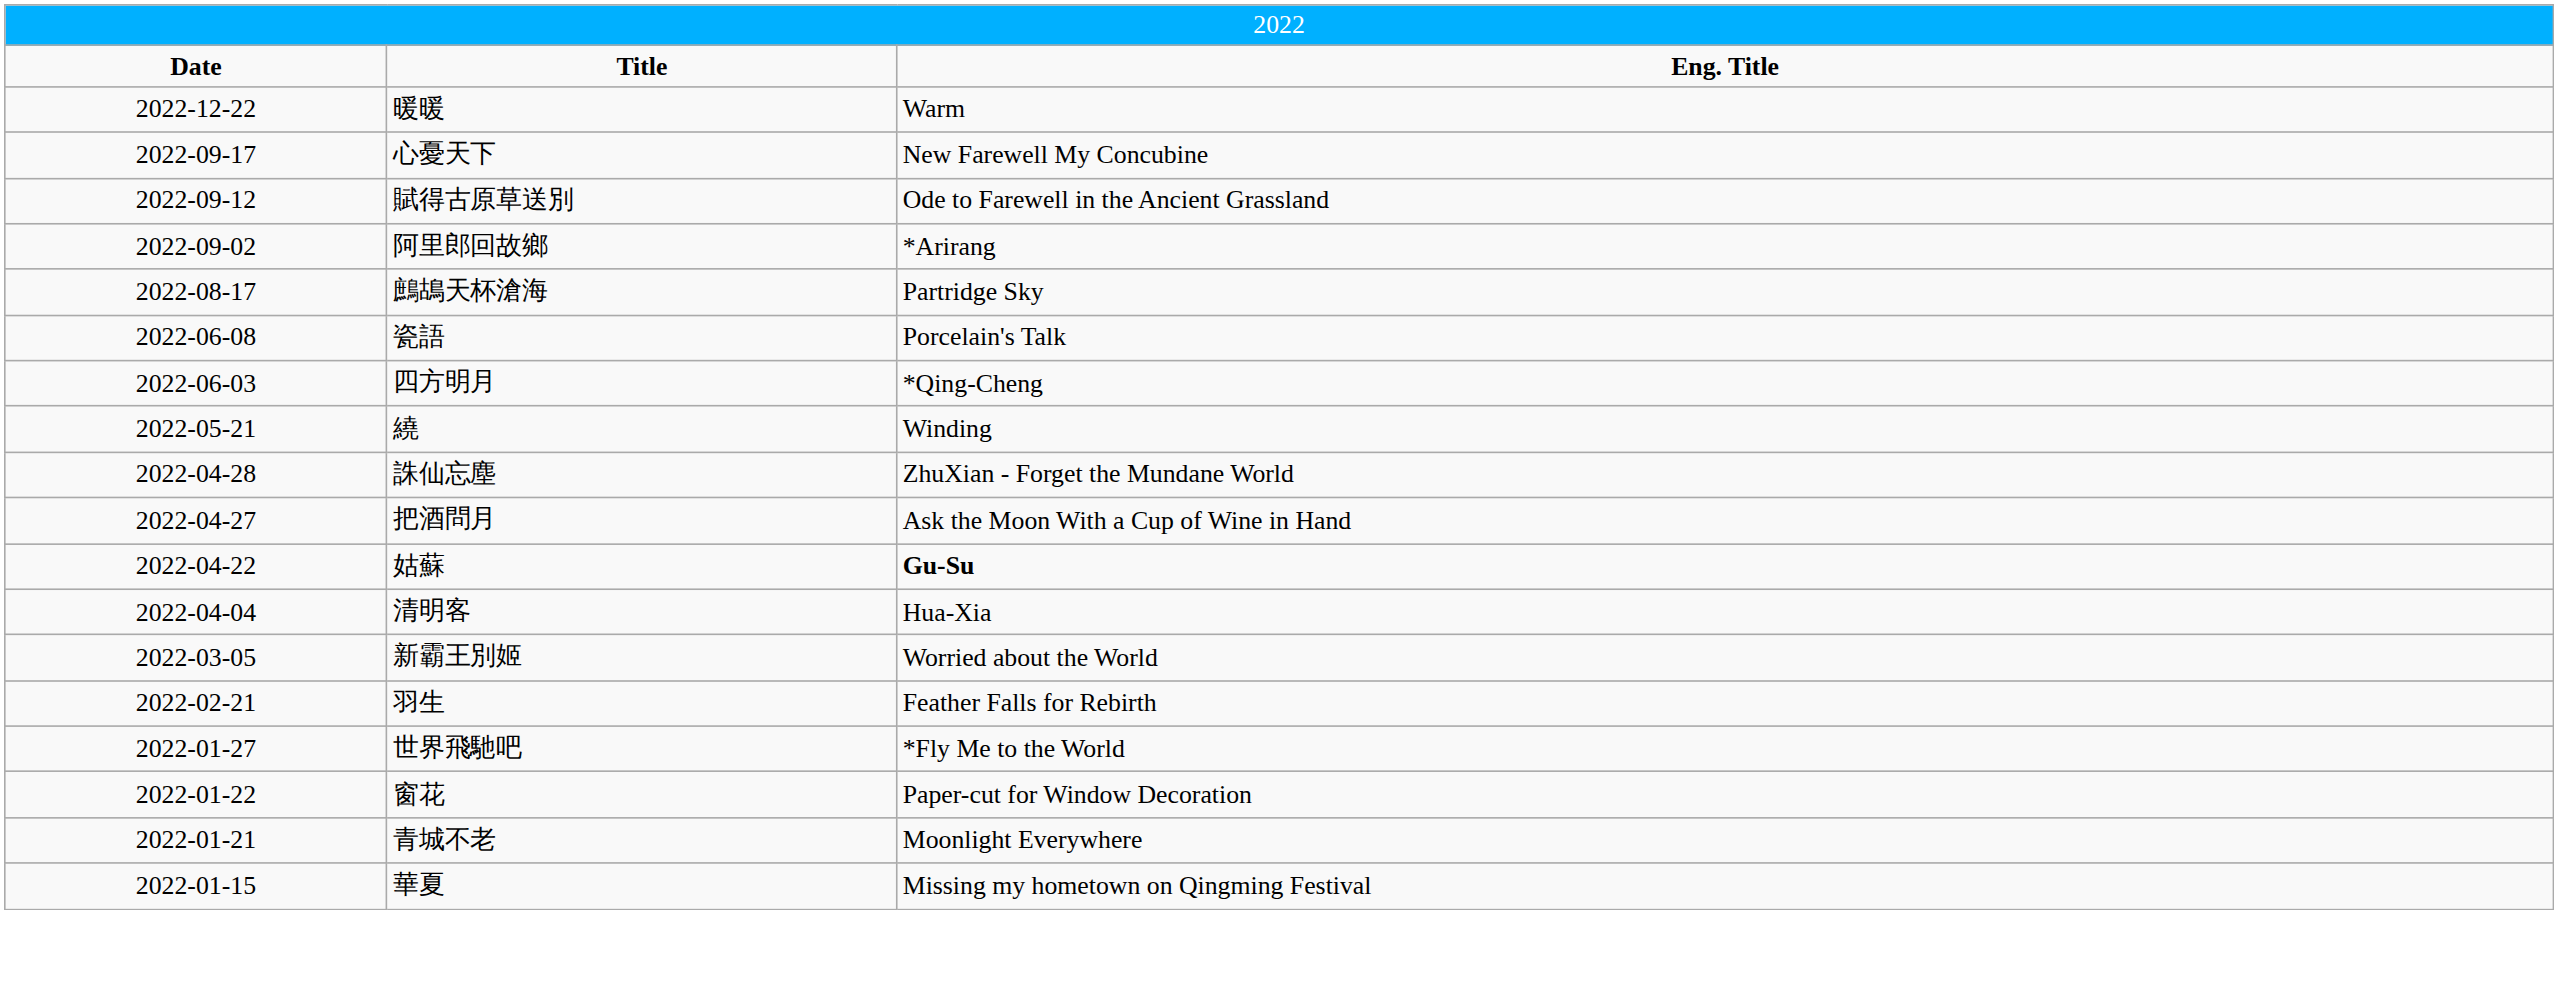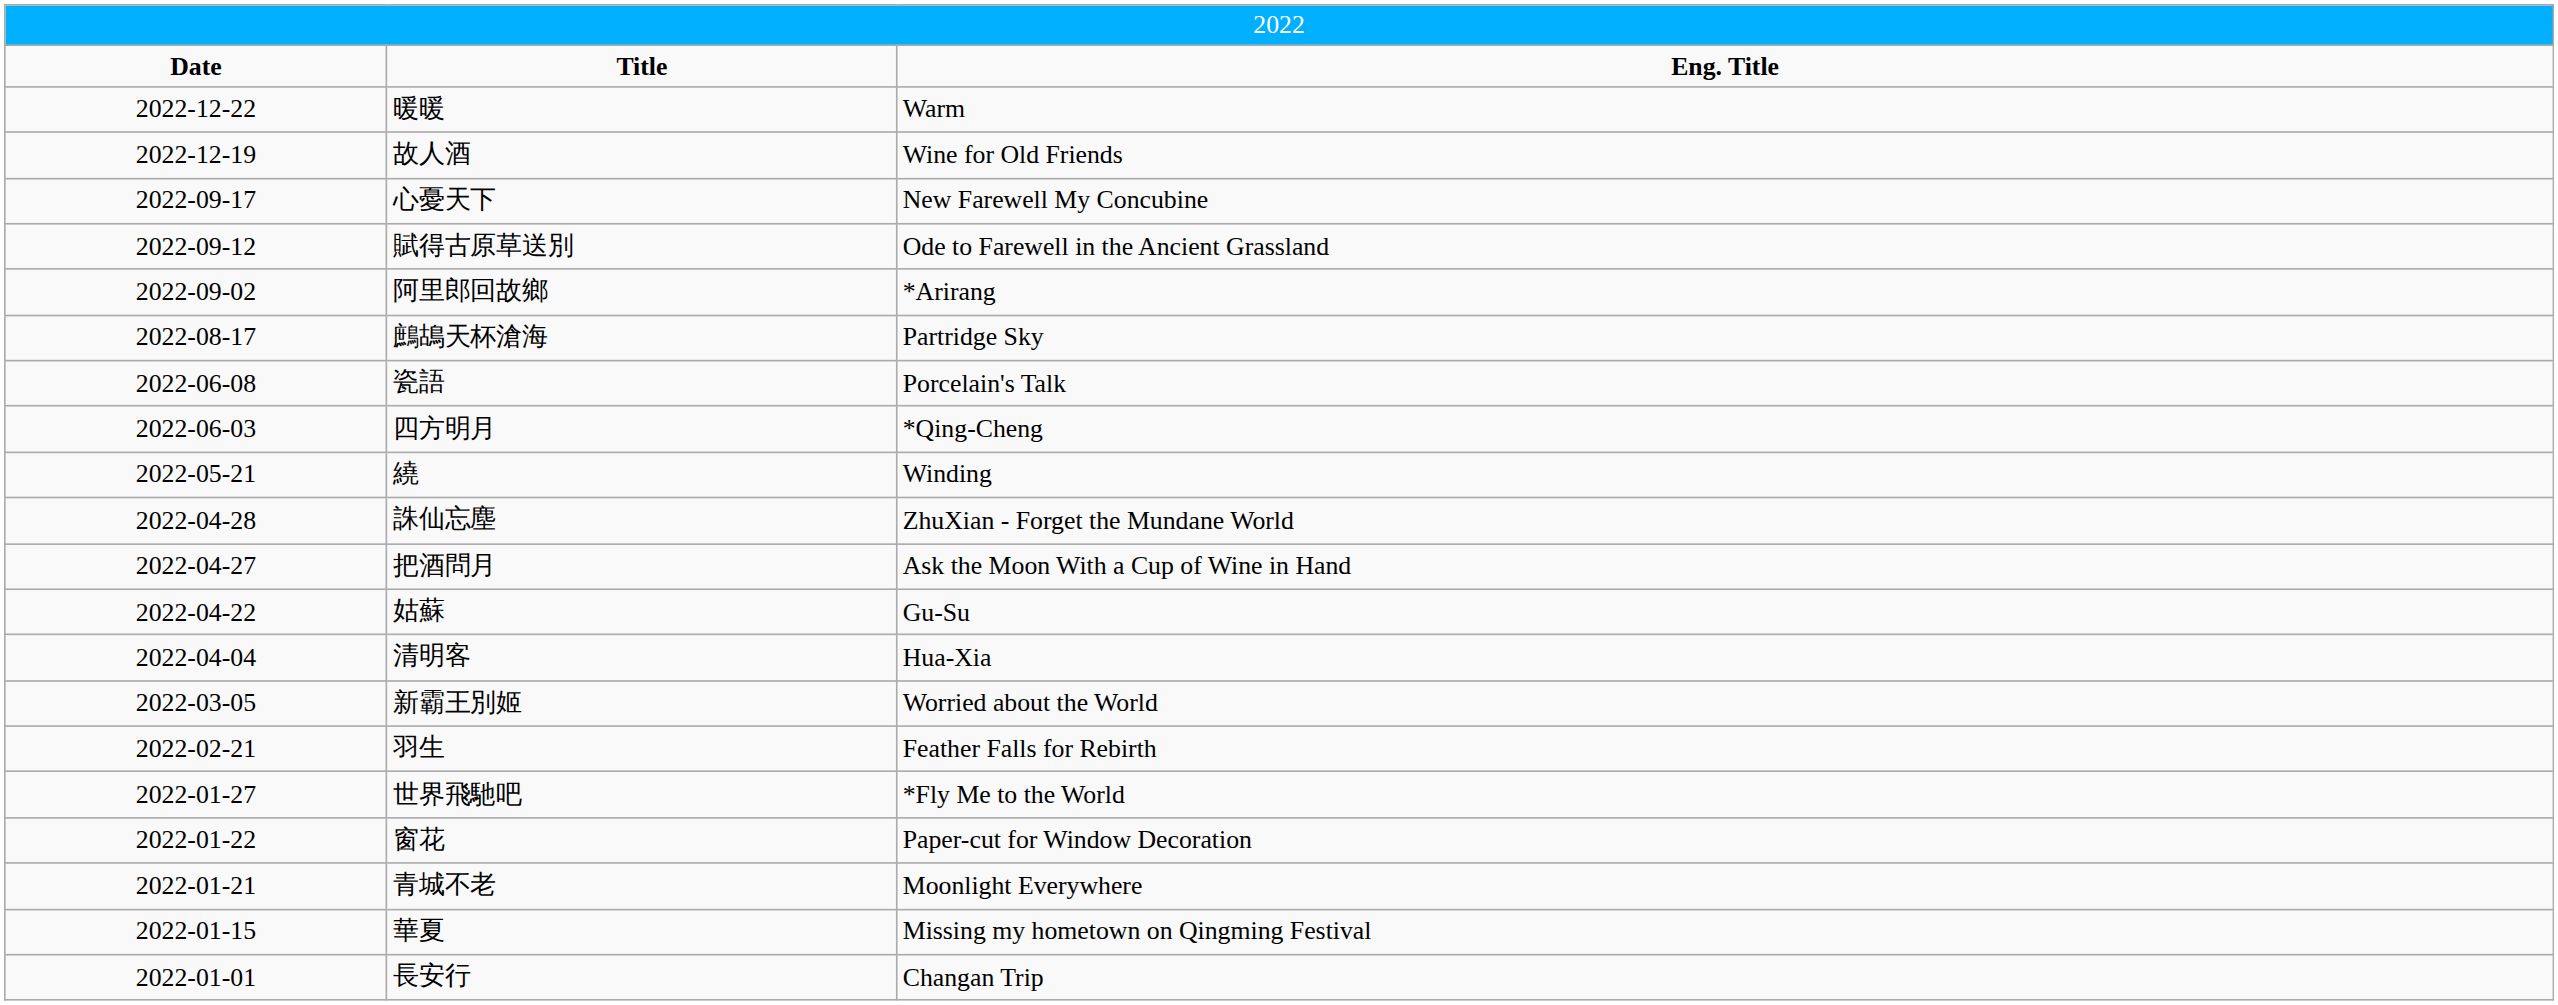+ row: (432, 153)
(939, 565) bold -> (936, 611) normal
+ row: (432, 976)
